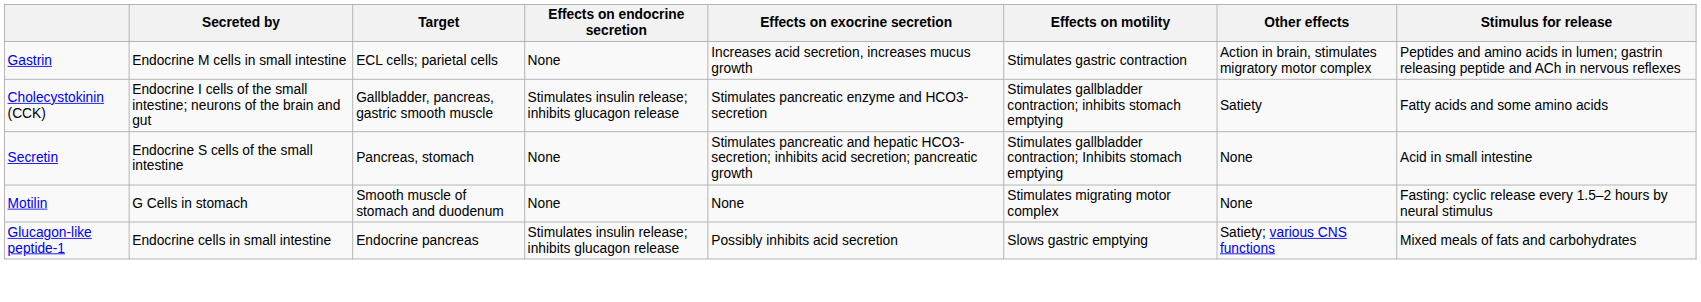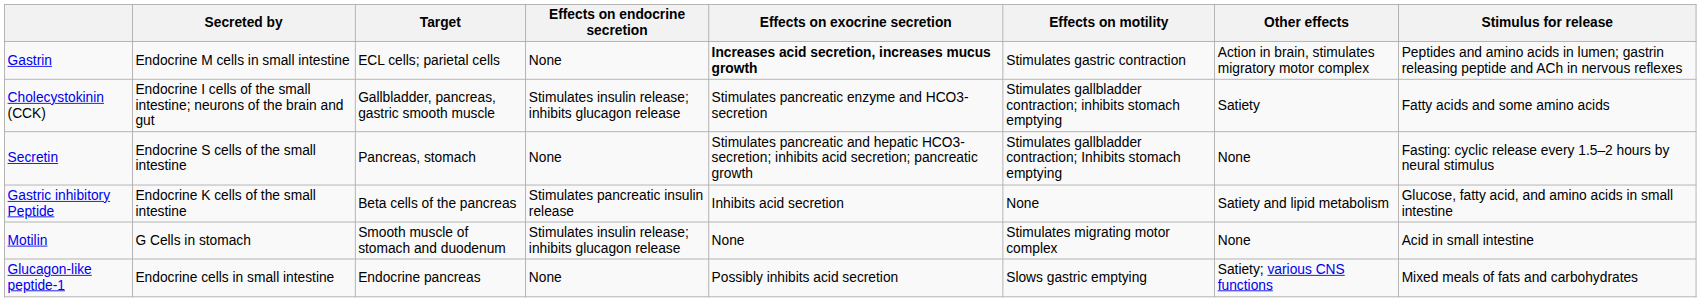(841, 60) normal -> (851, 60) bold
(1466, 158) Acid in small intestine -> (1536, 158) Fasting: cyclic release every 1.5–2 hours by neural stimulus
+ row: (59, 203)
(544, 203) None -> (609, 240) Stimulates insulin release; inhibits glucagon release
(1534, 203) Fasting: cyclic release every 1.5–2 hours by neural stimulus -> (1468, 240) Acid in small intestine
(608, 240) Stimulates insulin release; inhibits glucagon release -> (545, 277) None
